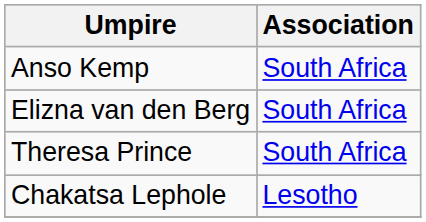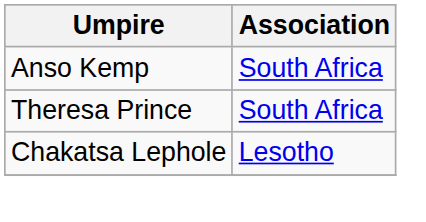- row: (131, 110)
